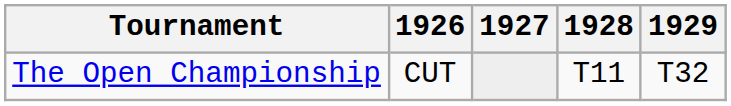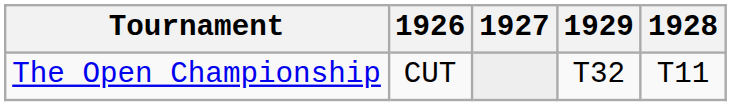columns swapped: (599, 29) <-> (683, 29)
